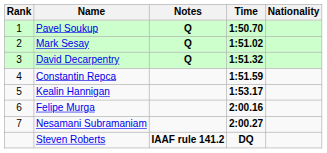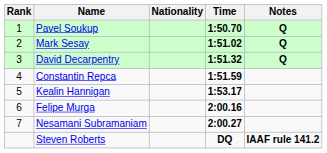columns swapped: (294, 12) <-> (188, 12)
